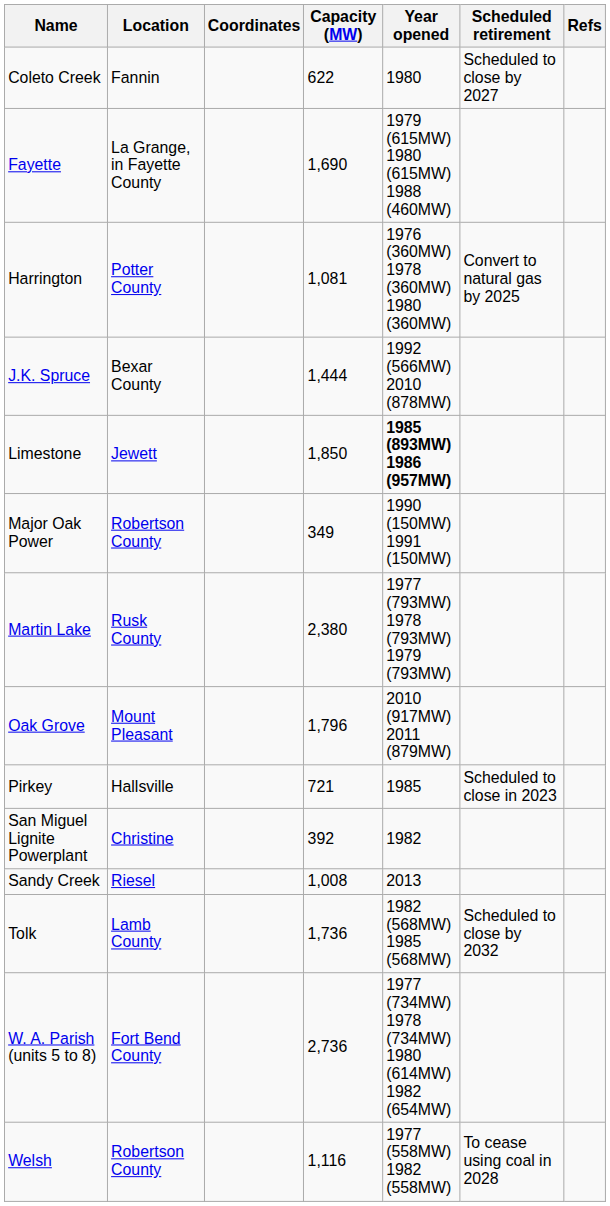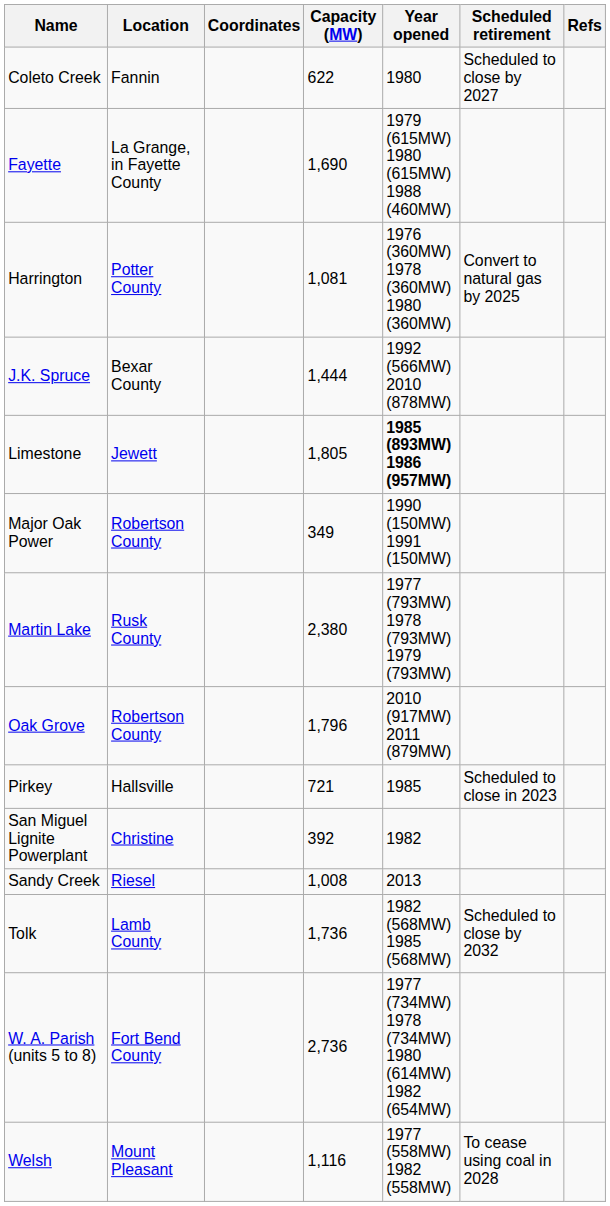(327, 454) 1,850 -> (327, 454) 1,805
(142, 725) Mount Pleasant -> (148, 725) Robertson County
(148, 1161) Robertson County -> (142, 1161) Mount Pleasant
